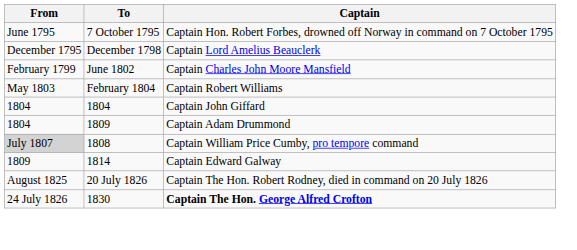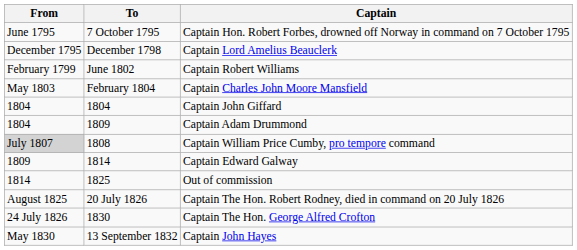(258, 69) Captain Charles John Moore Mansfield -> (241, 69) Captain Robert Williams
(224, 87) Captain Robert Williams -> (275, 87) Captain Charles John Moore Mansfield
+ row: (98, 180)
(269, 198) bold -> (279, 217) normal
+ row: (132, 236)
